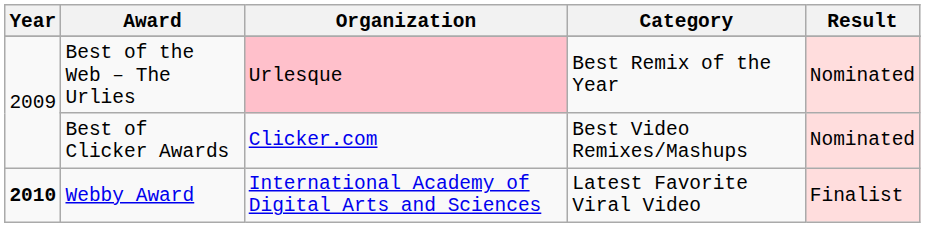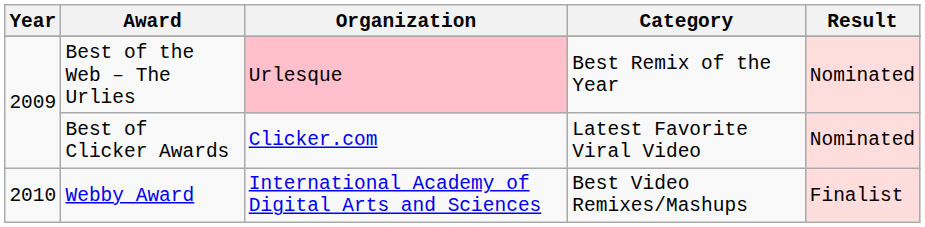(660, 140) Best Video Remixes/Mashups -> (660, 140) Latest Favorite Viral Video
(33, 195) bold -> (33, 195) normal
(660, 195) Latest Favorite Viral Video -> (660, 195) Best Video Remixes/Mashups
